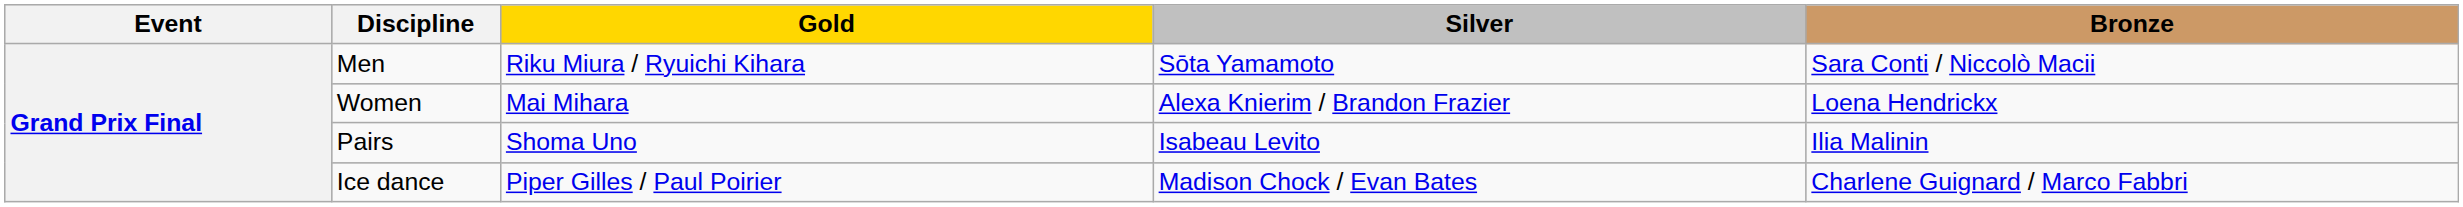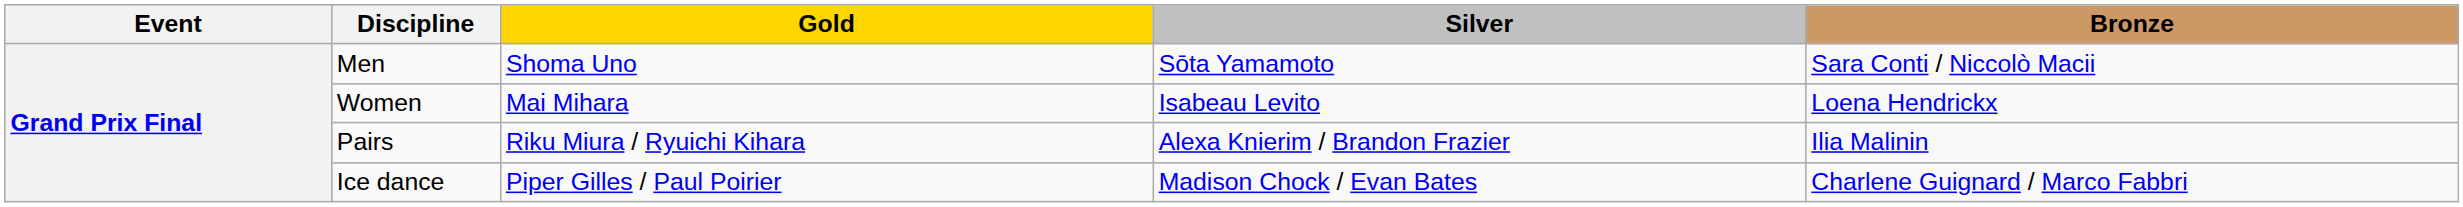(655, 63) Riku Miura / Ryuichi Kihara -> (571, 63) Shoma Uno
(1334, 102) Alexa Knierim / Brandon Frazier -> (1239, 102) Isabeau Levito
(571, 142) Shoma Uno -> (655, 142) Riku Miura / Ryuichi Kihara
(1239, 142) Isabeau Levito -> (1334, 142) Alexa Knierim / Brandon Frazier
